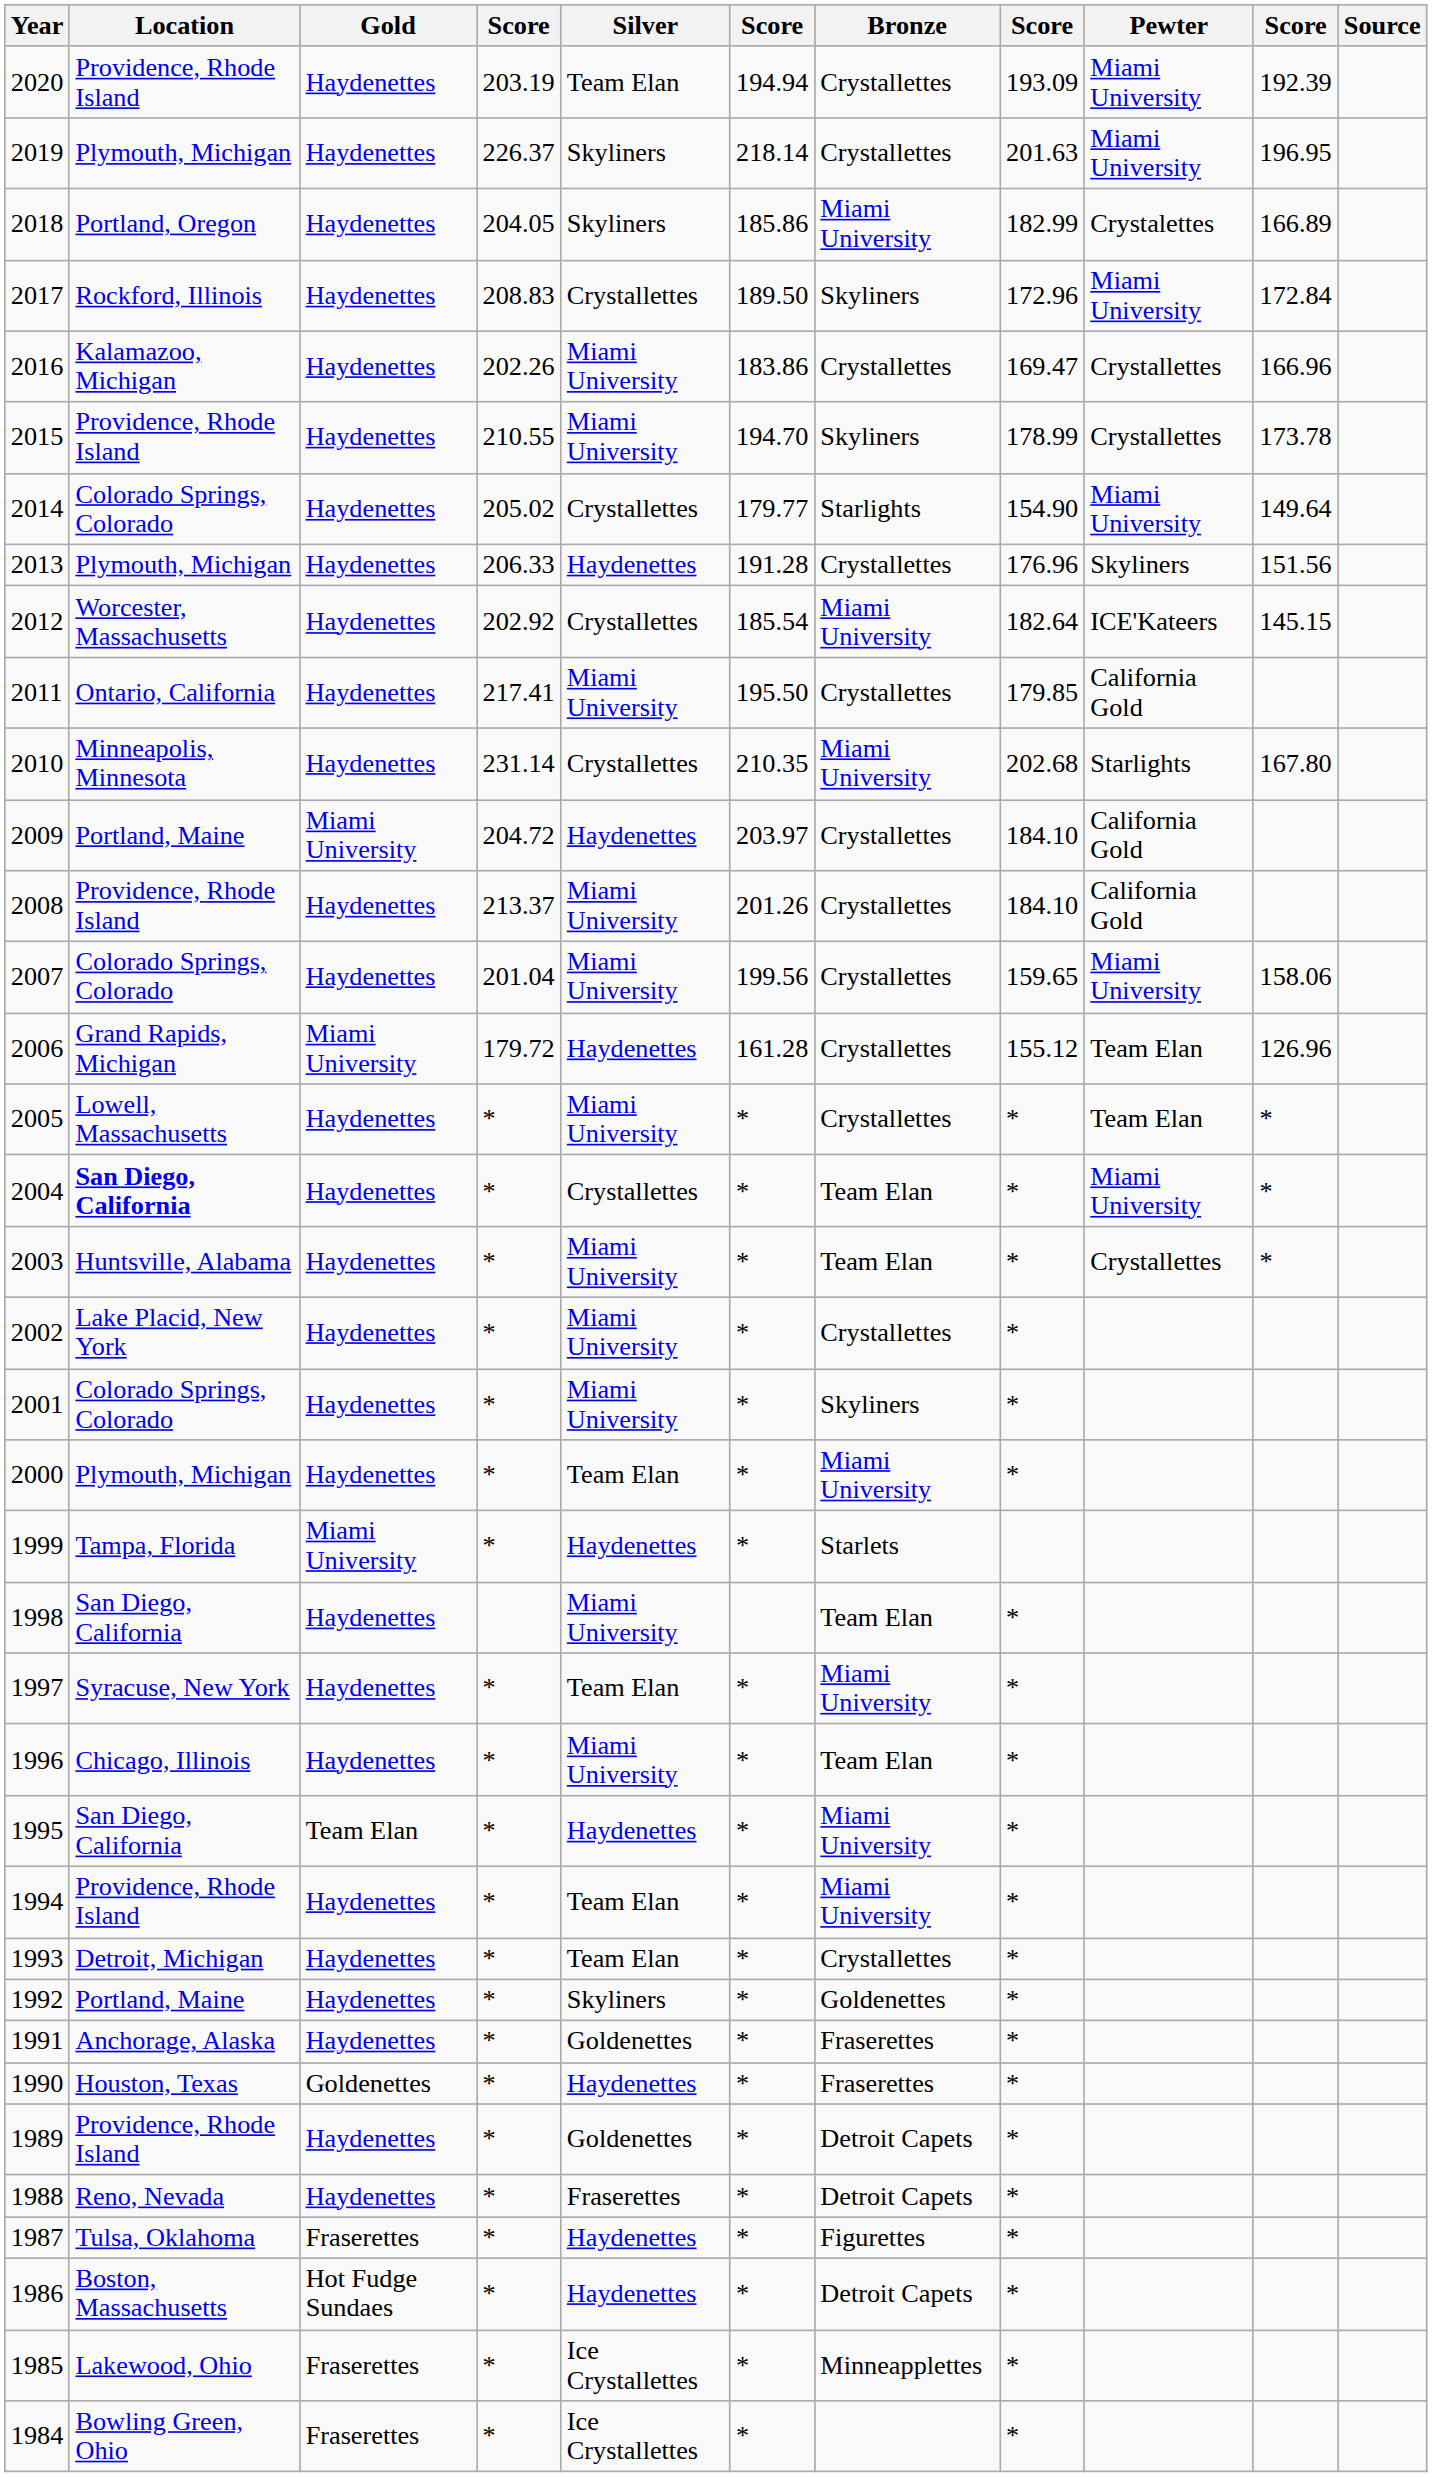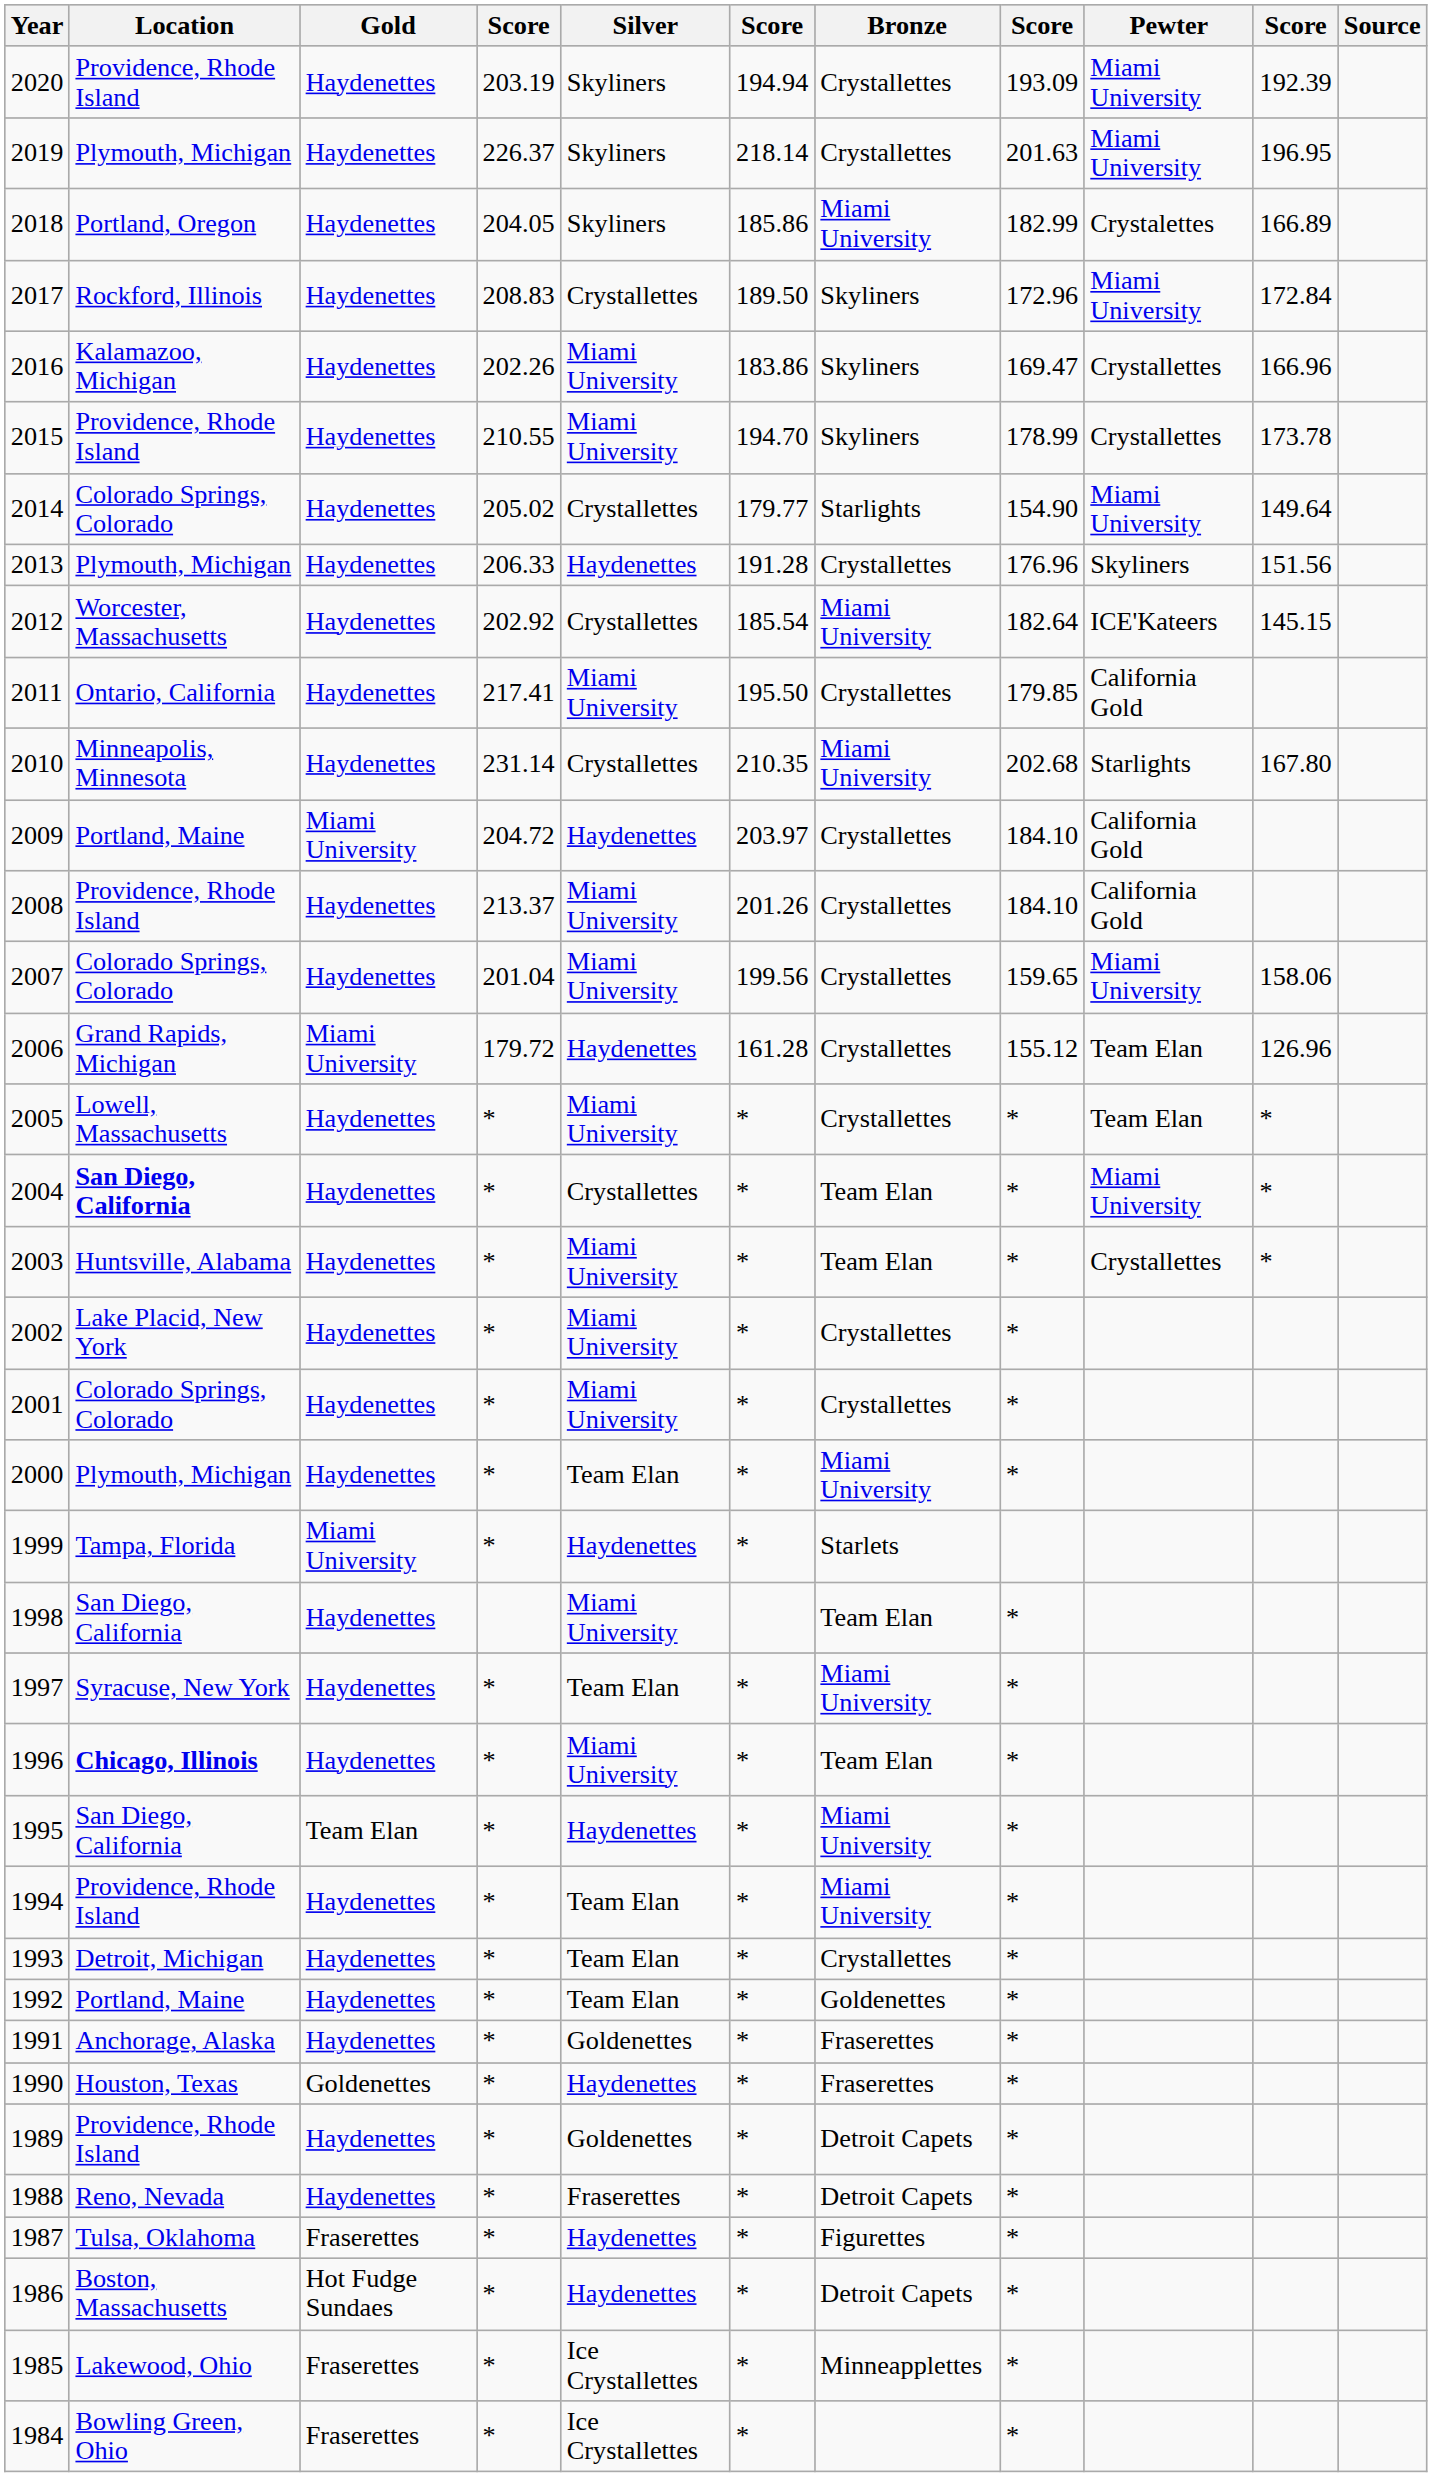(623, 81) Team Elan -> (616, 81) Skyliners
(886, 366) Crystallettes -> (870, 366) Skyliners
(870, 1403) Skyliners -> (886, 1403) Crystallettes
(163, 1759) normal -> (167, 1759) bold
(616, 1999) Skyliners -> (623, 1999) Team Elan
